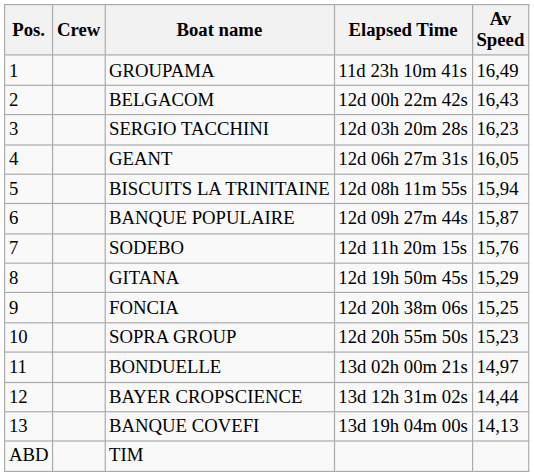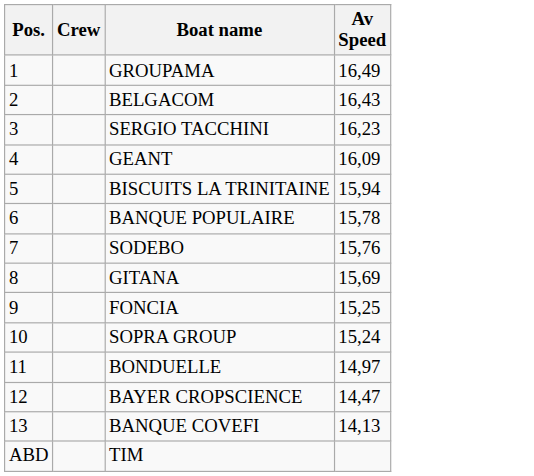- column: (403, 29)
(498, 159) 16,05 -> (359, 159) 16,09
(498, 218) 15,87 -> (359, 218) 15,78
(498, 277) 15,29 -> (359, 277) 15,69
(498, 337) 15,23 -> (359, 337) 15,24
(498, 396) 14,44 -> (359, 396) 14,47
